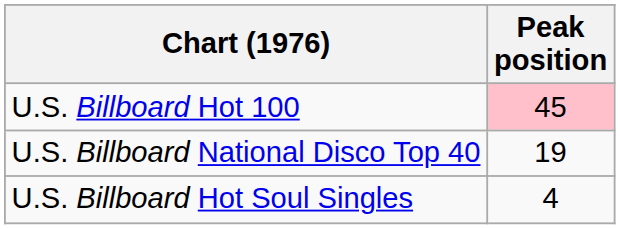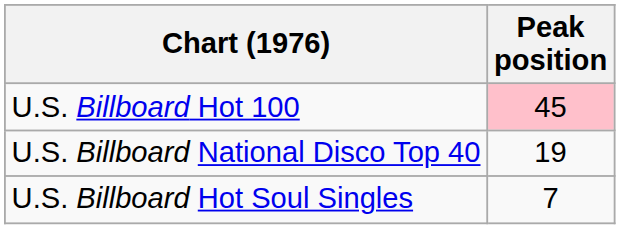(551, 198) 4 -> (551, 198) 7
